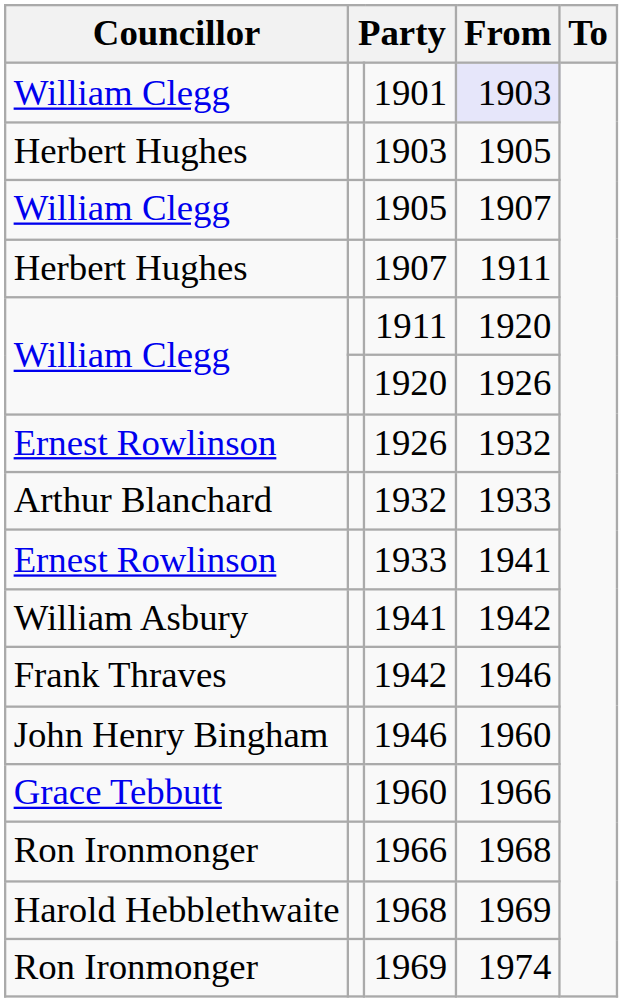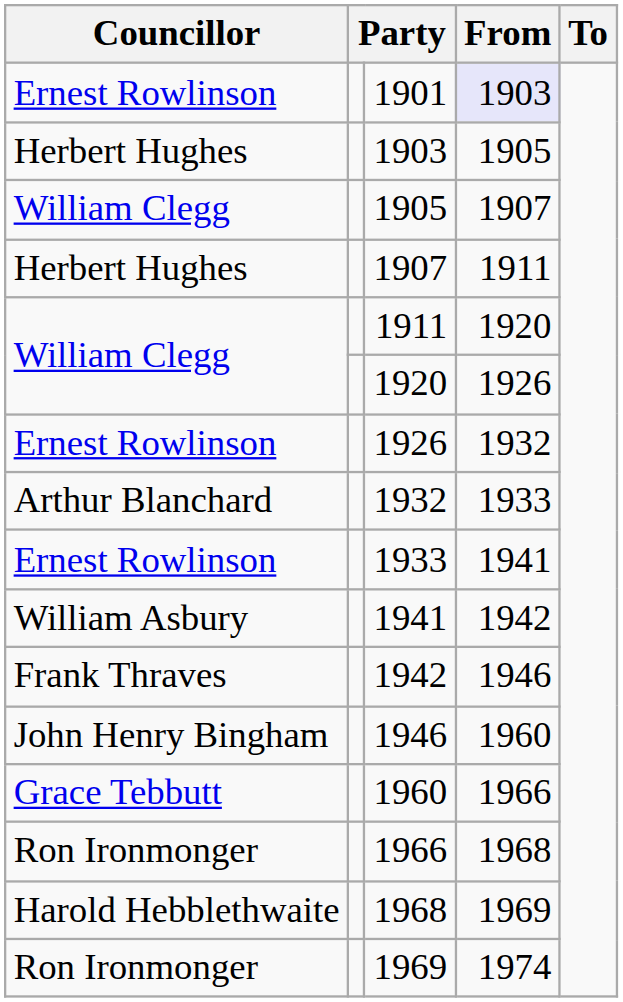(122, 92) William Clegg -> (145, 92) Ernest Rowlinson
